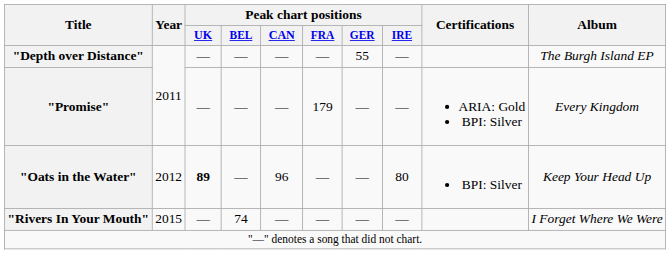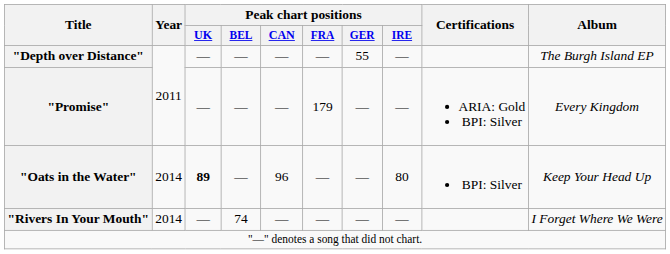(169, 177) 2012 -> (169, 177) 2014
(169, 219) 2015 -> (169, 219) 2014
